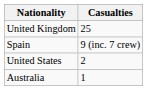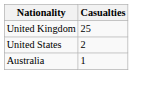- row: (18, 45)
